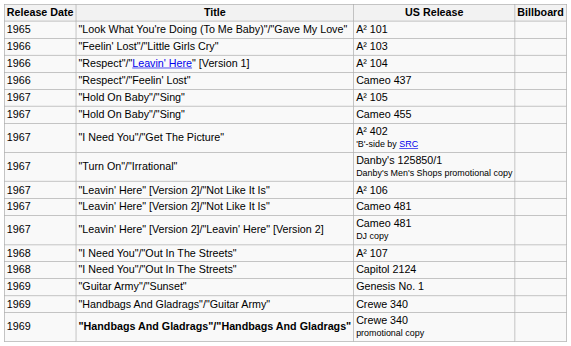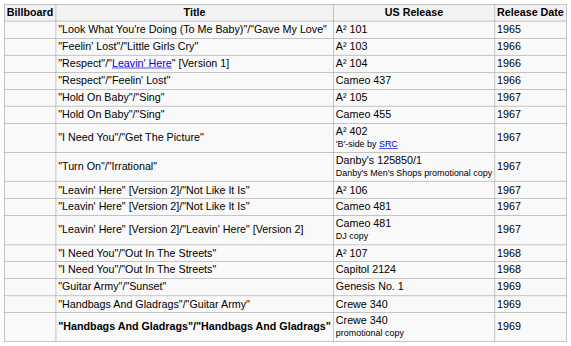columns swapped: (40, 13) <-> (541, 13)
